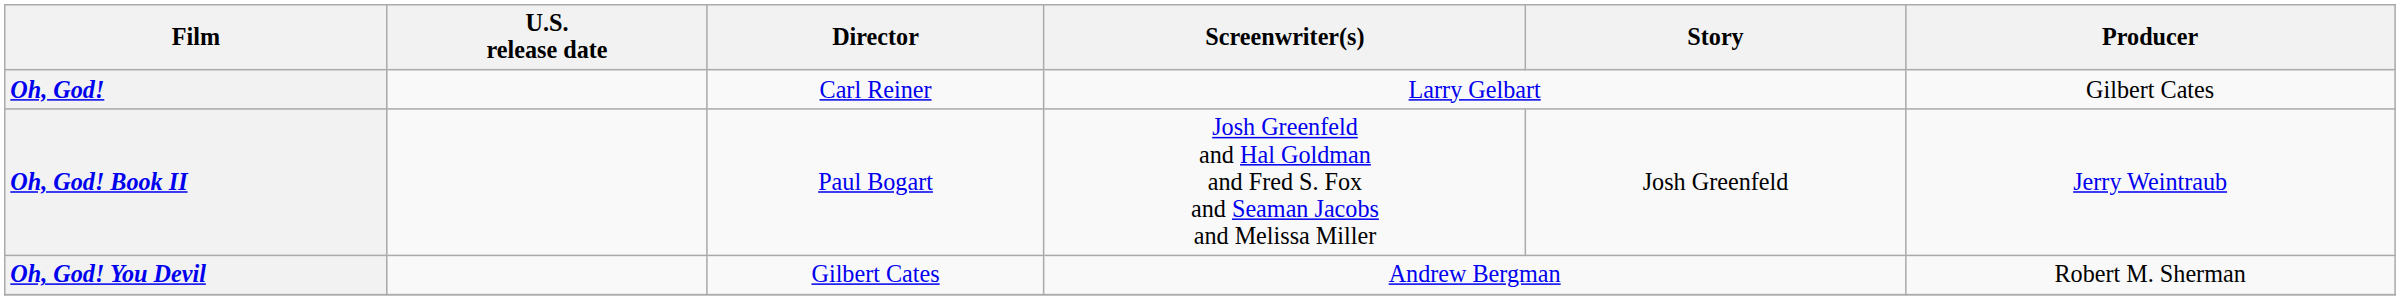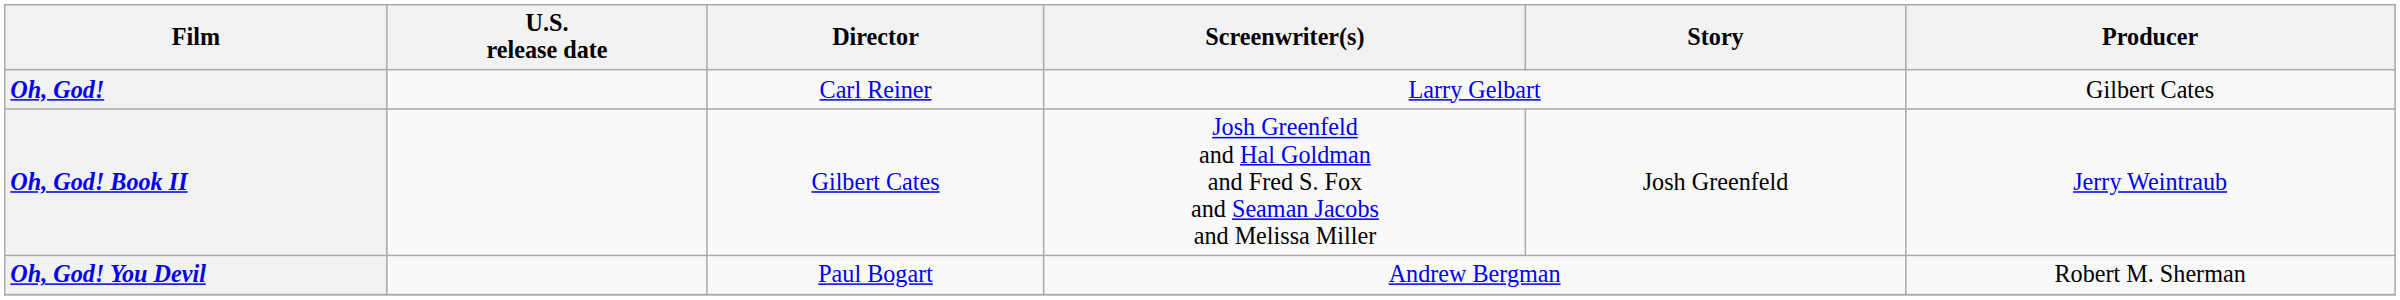(876, 181) Paul Bogart -> (876, 181) Gilbert Cates
(876, 274) Gilbert Cates -> (876, 274) Paul Bogart
